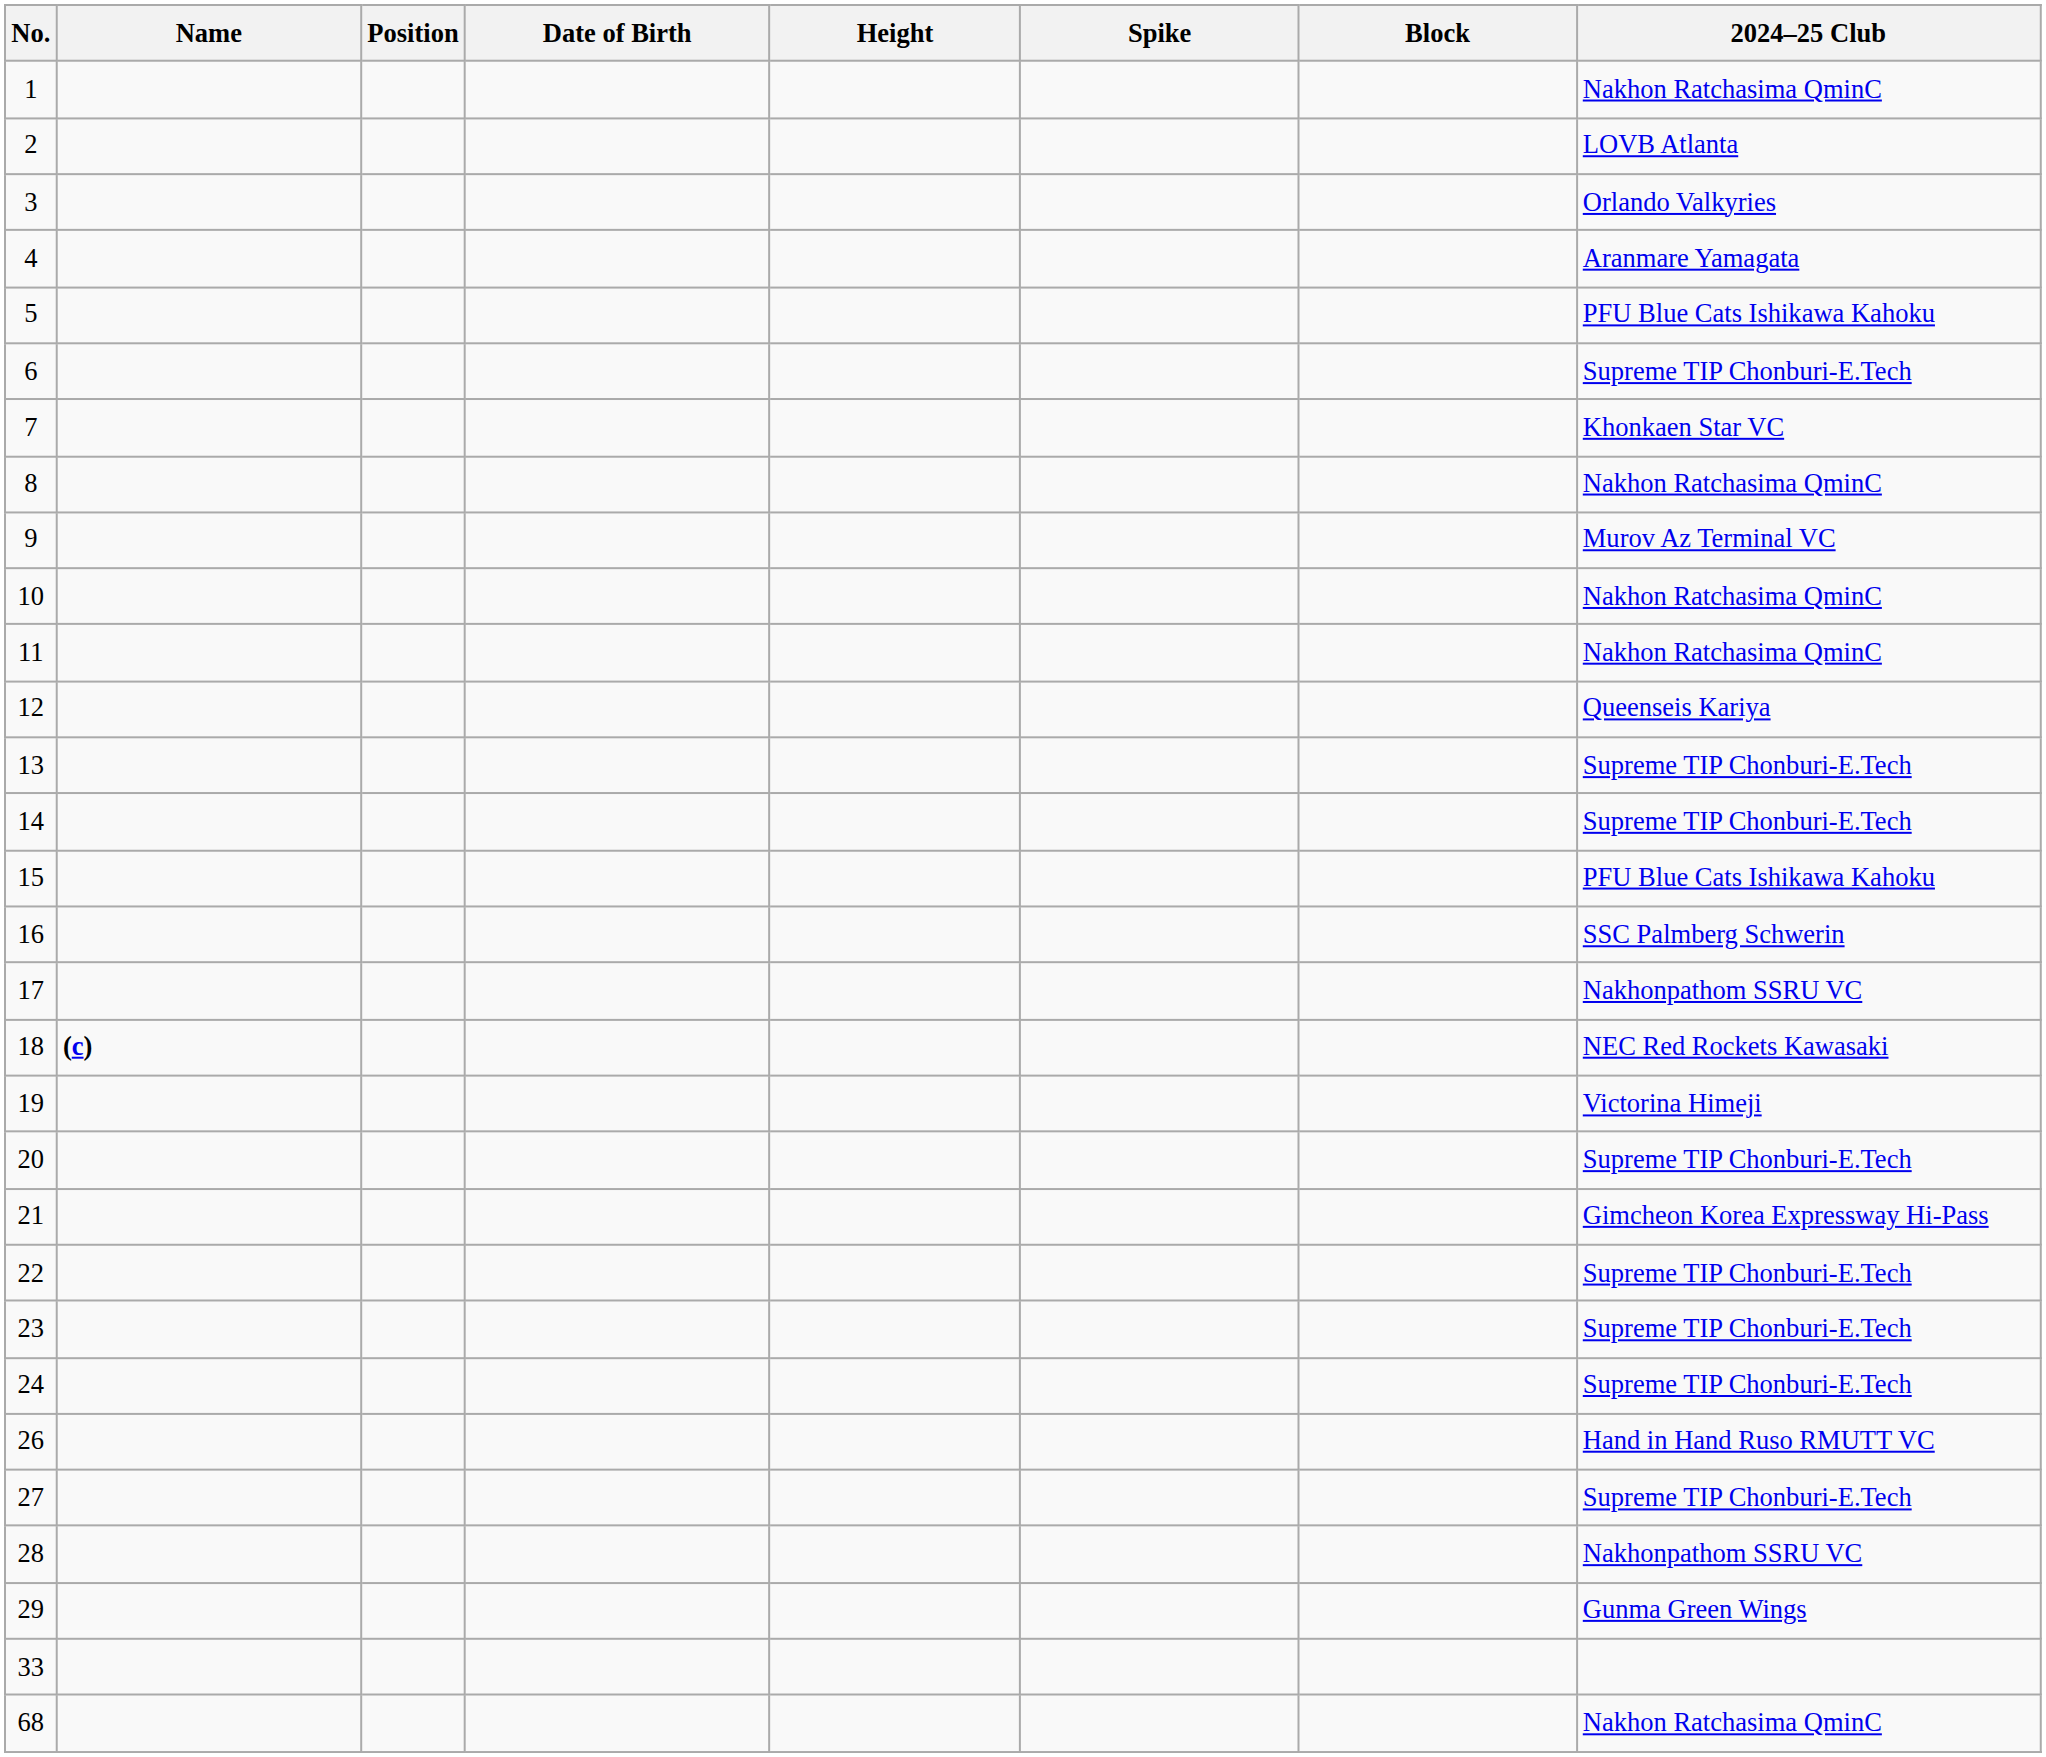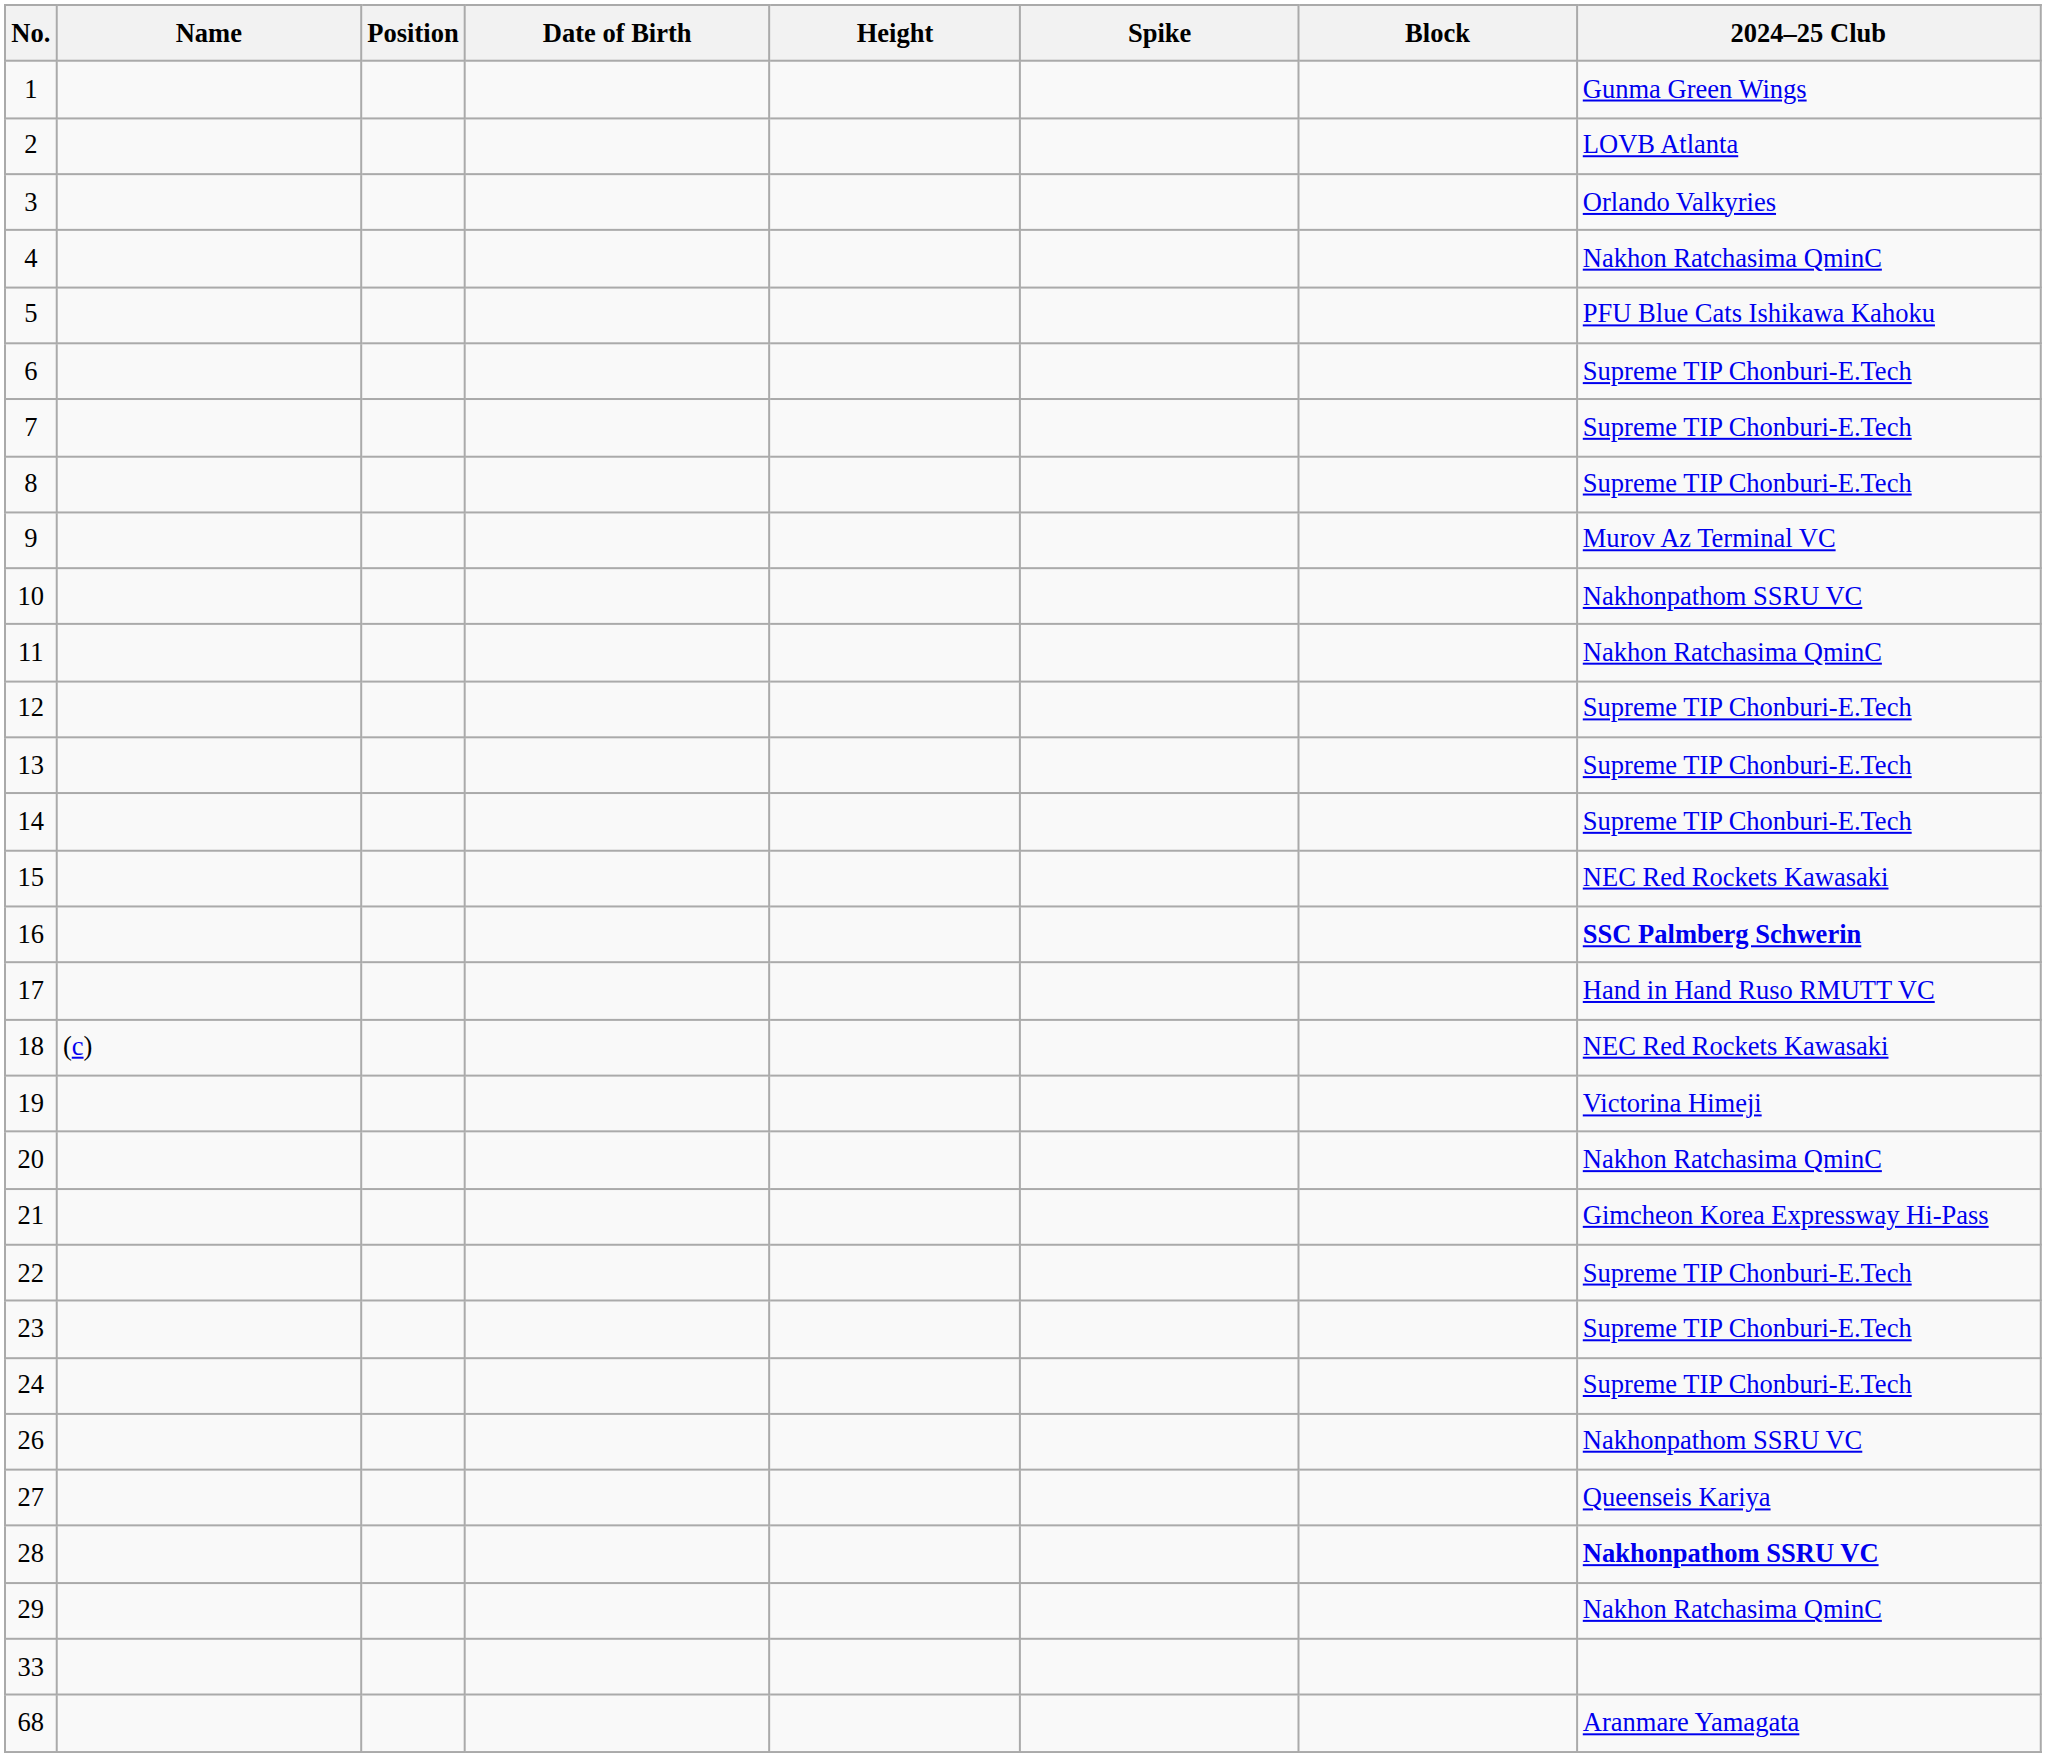(1732, 89) Nakhon Ratchasima QminC -> (1695, 89) Gunma Green Wings
(1691, 258) Aranmare Yamagata -> (1732, 258) Nakhon Ratchasima QminC
(1683, 427) Khonkaen Star VC -> (1747, 427) Supreme TIP Chonburi-E.Tech
(1732, 483) Nakhon Ratchasima QminC -> (1747, 483) Supreme TIP Chonburi-E.Tech
(1732, 596) Nakhon Ratchasima QminC -> (1723, 596) Nakhonpathom SSRU VC
(1677, 709) Queenseis Kariya -> (1747, 709) Supreme TIP Chonburi-E.Tech
(1759, 878) PFU Blue Cats Ishikawa Kahoku -> (1736, 878) NEC Red Rockets Kawasaki
(1714, 934) normal -> (1722, 934) bold
(1723, 990) Nakhonpathom SSRU VC -> (1759, 990) Hand in Hand Ruso RMUTT VC
(78, 1047) bold -> (78, 1047) normal
(1747, 1159) Supreme TIP Chonburi-E.Tech -> (1732, 1159) Nakhon Ratchasima QminC
(1759, 1441) Hand in Hand Ruso RMUTT VC -> (1723, 1441) Nakhonpathom SSRU VC
(1747, 1497) Supreme TIP Chonburi-E.Tech -> (1677, 1497) Queenseis Kariya
(1723, 1554) normal -> (1731, 1554) bold
(1695, 1610) Gunma Green Wings -> (1732, 1610) Nakhon Ratchasima QminC
(1732, 1723) Nakhon Ratchasima QminC -> (1691, 1723) Aranmare Yamagata
